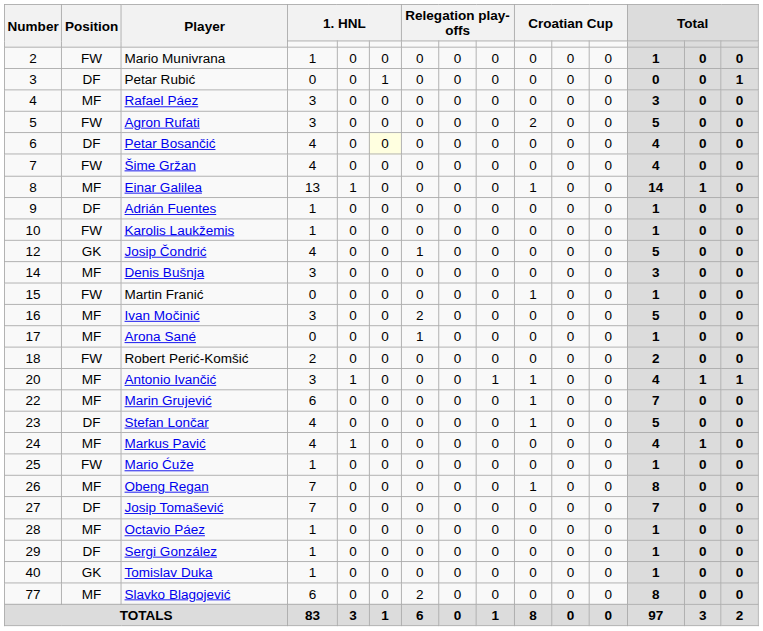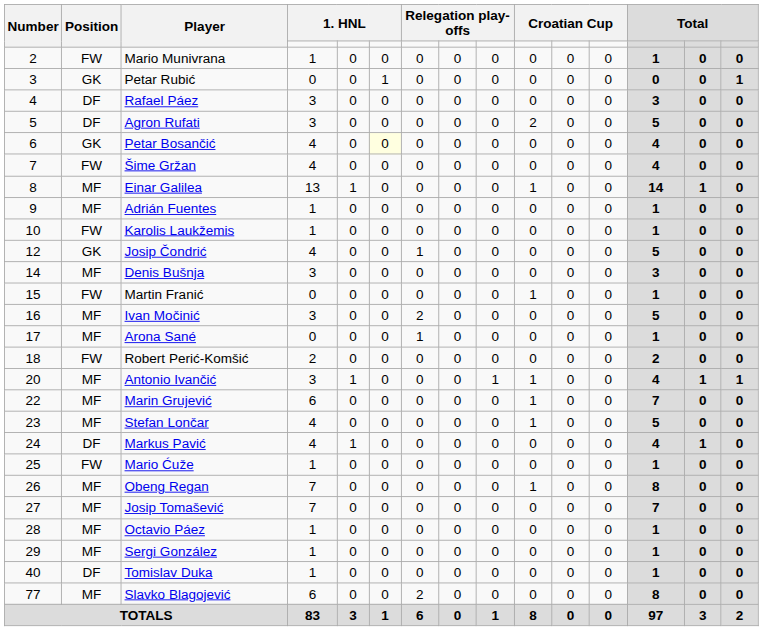(92, 80) DF -> (92, 80) GK
(92, 101) MF -> (92, 101) DF
(92, 122) FW -> (92, 122) DF
(92, 144) DF -> (92, 144) GK
(92, 208) DF -> (92, 208) MF
(92, 422) DF -> (92, 422) MF
(92, 444) MF -> (92, 444) DF
(92, 508) DF -> (92, 508) MF
(92, 551) DF -> (92, 551) MF
(92, 572) GK -> (92, 572) DF
